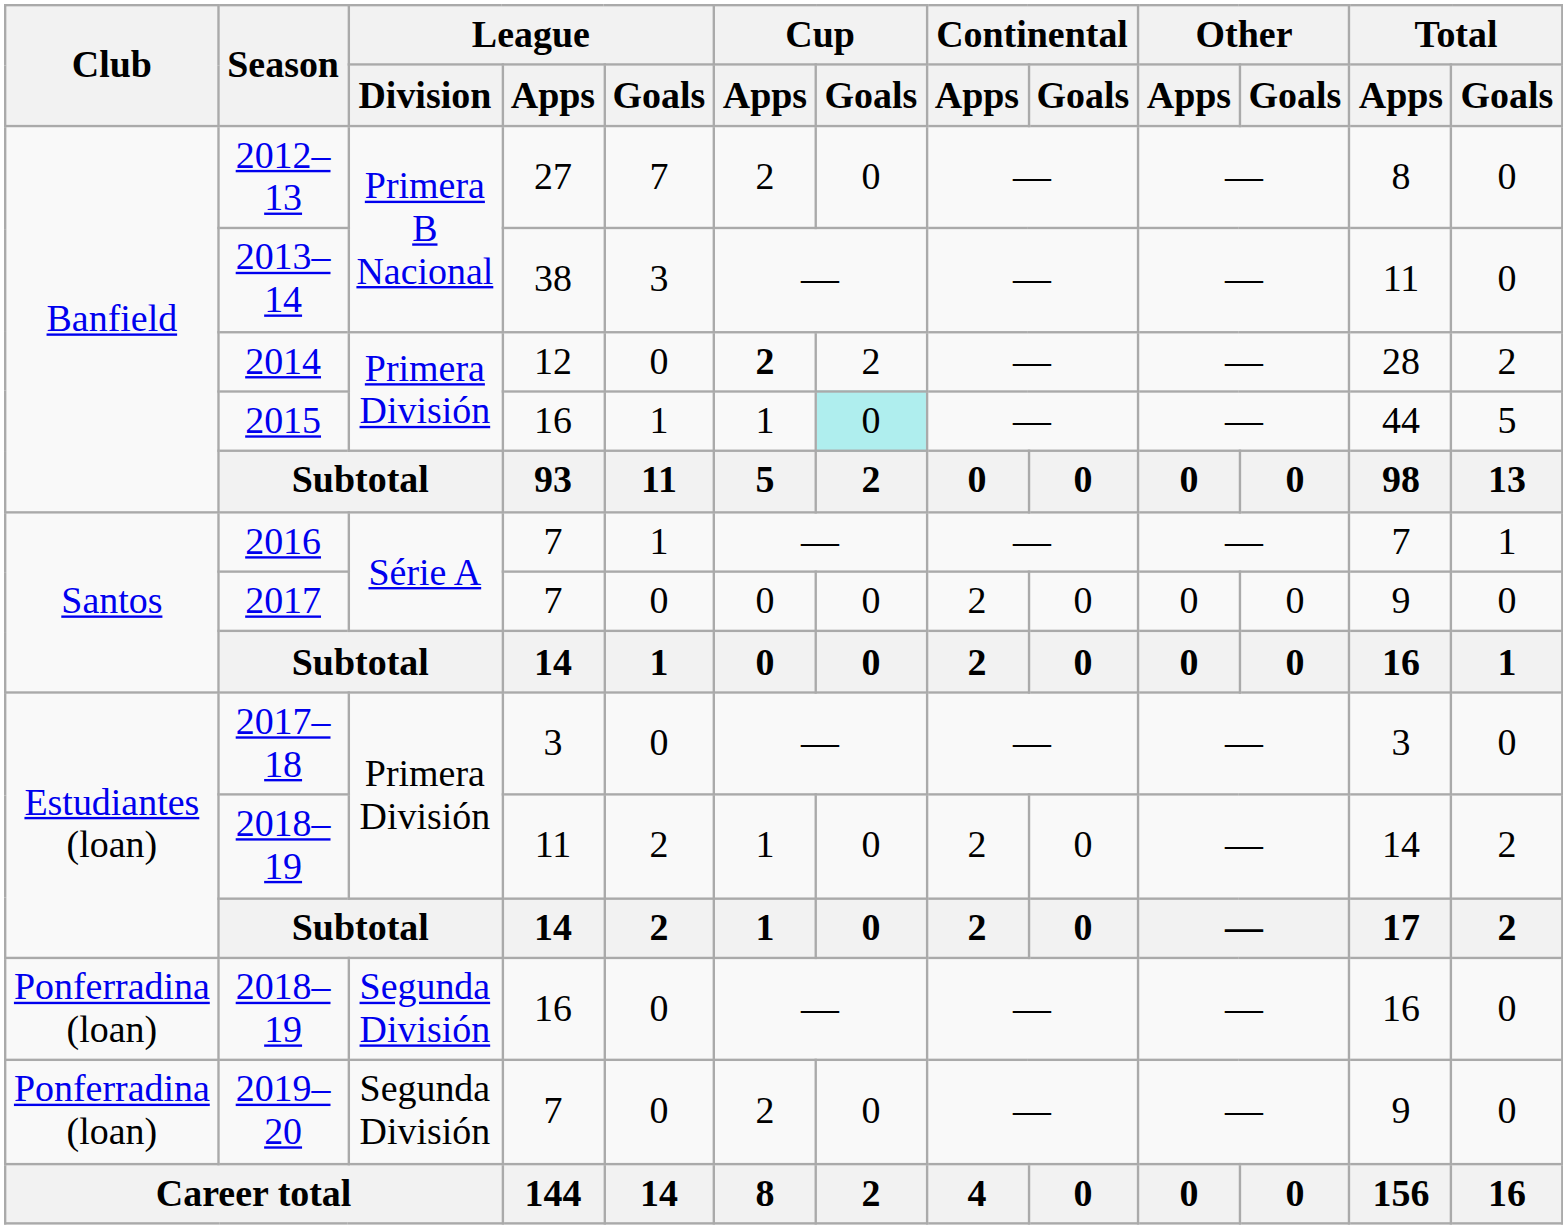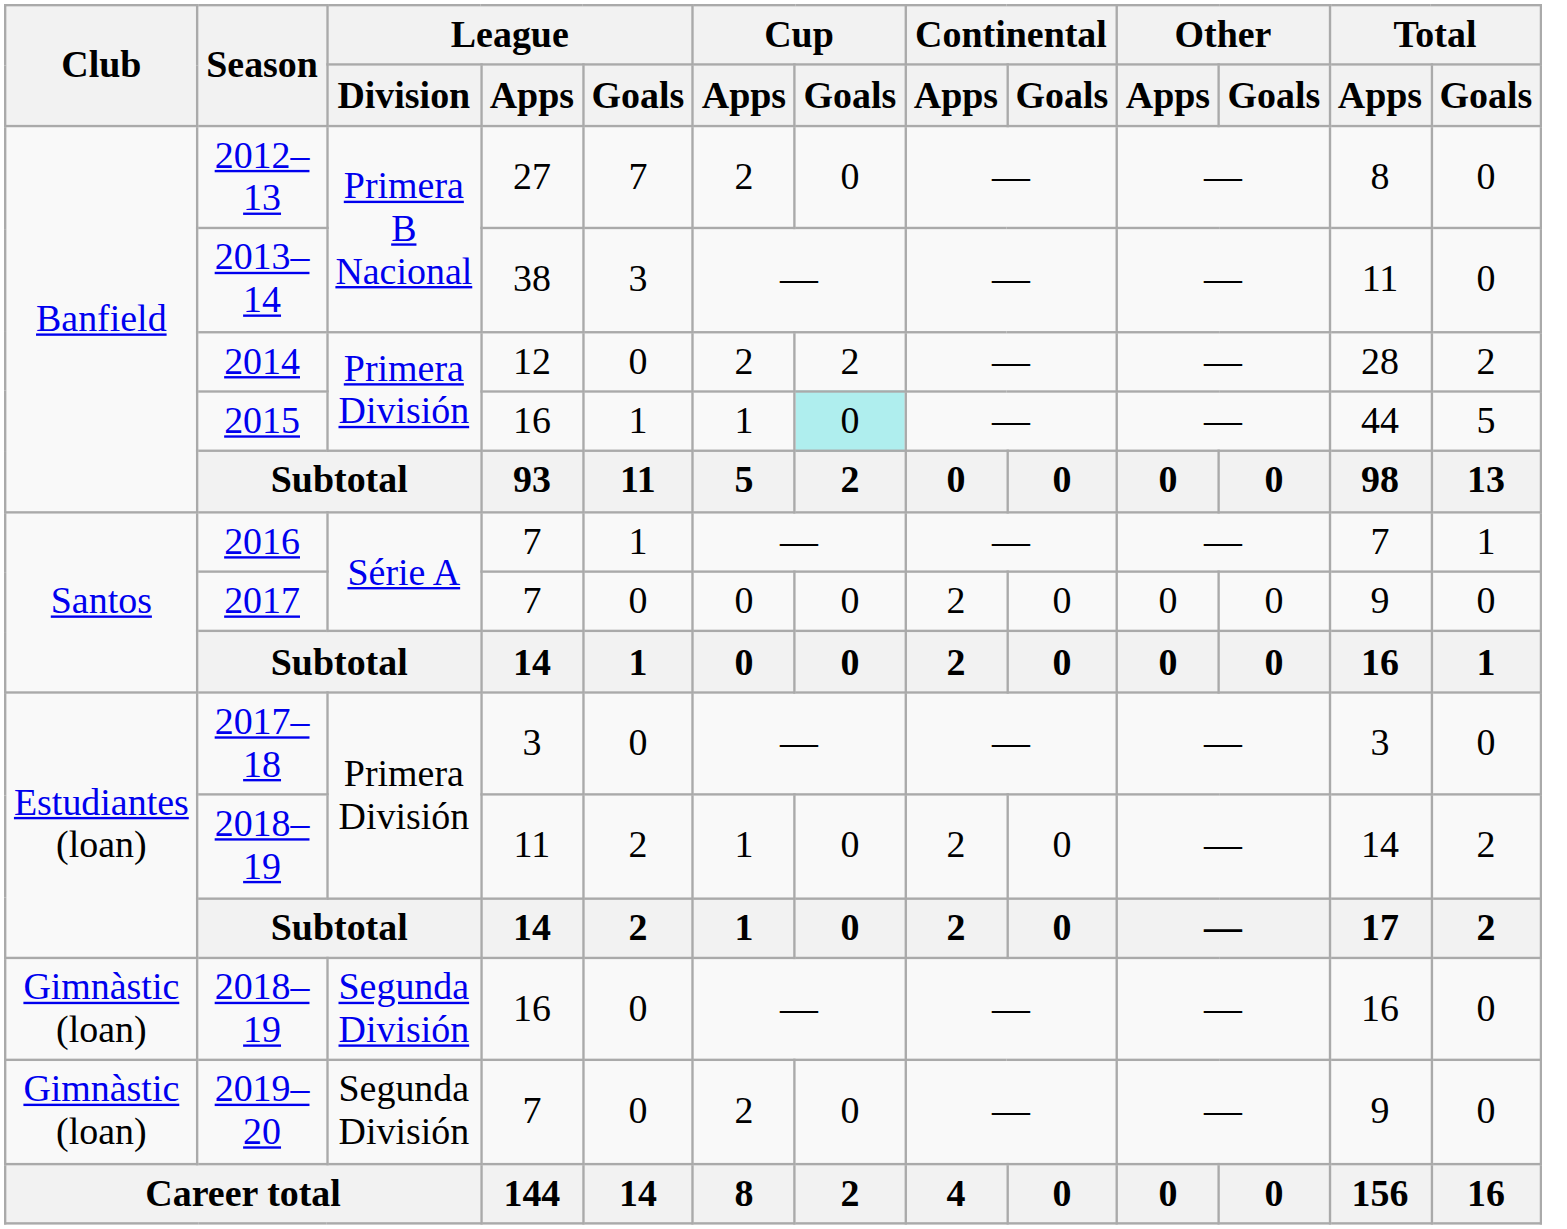(765, 360) bold -> (744, 360) normal
(112, 1008) Ponferradina (loan) -> (101, 1008) Gimnàstic (loan)
(112, 1111) Ponferradina (loan) -> (101, 1111) Gimnàstic (loan)
